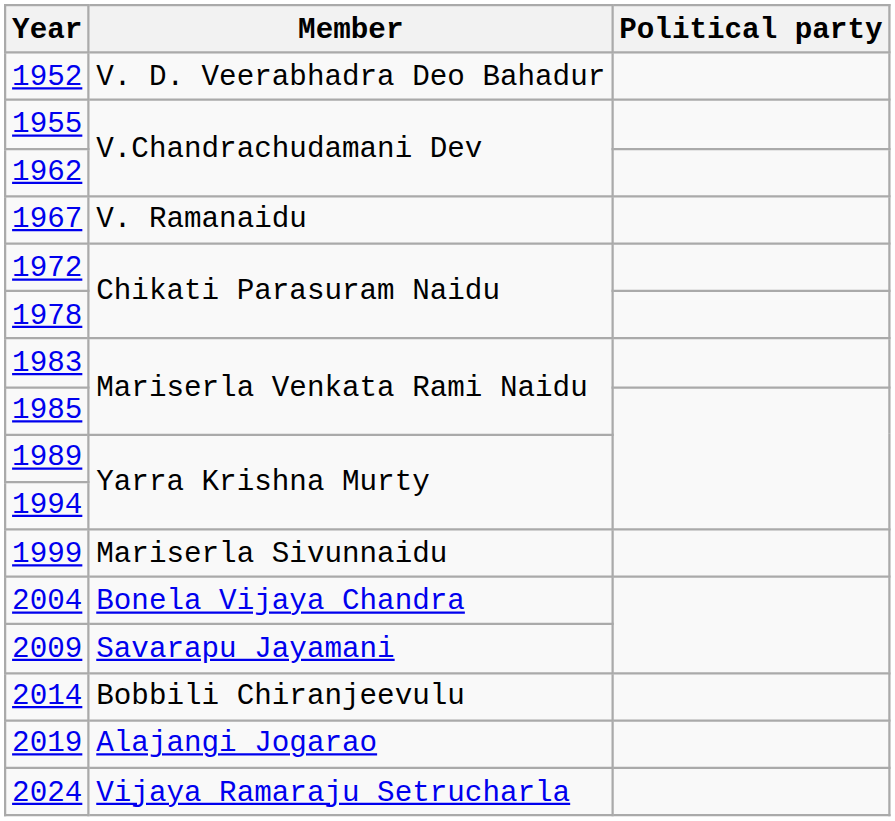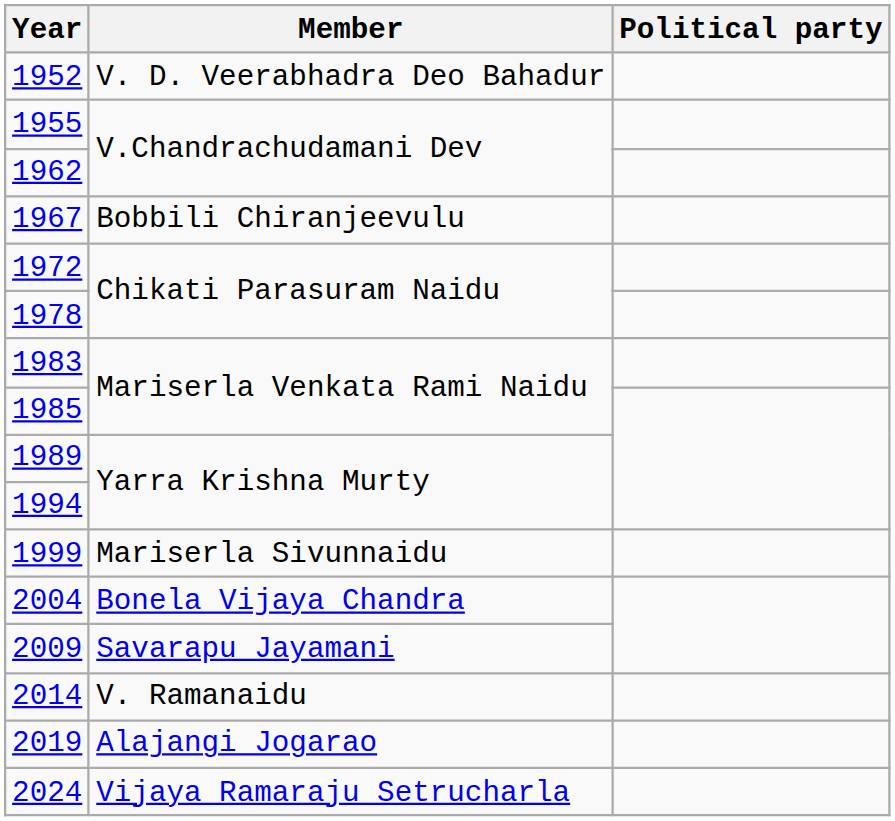(202, 220) V. Ramanaidu -> (281, 220) Bobbili Chiranjeevulu
(281, 696) Bobbili Chiranjeevulu -> (202, 696) V. Ramanaidu
